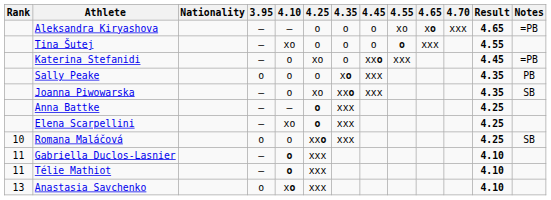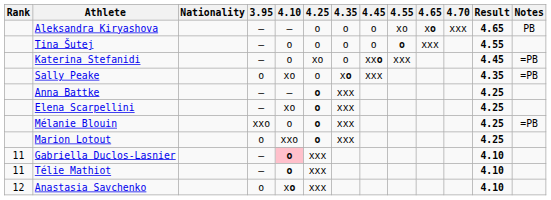(529, 28) =PB -> (529, 28) PB
(289, 44) xo -> (289, 44) o
(289, 76) o -> (289, 76) xo
(529, 76) PB -> (529, 76) =PB
- row: (85, 92)
+ row: (76, 124)
+ row: (73, 139)
- row: (79, 139)
(289, 155) no background -> (289, 155) pink background
(18, 187) 13 -> (18, 187) 12
